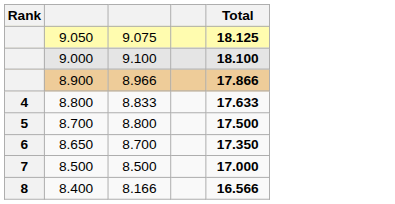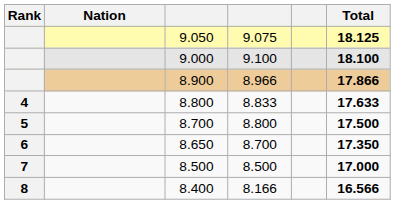+ column: (105, 16)
